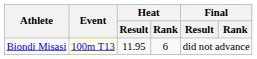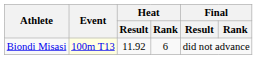(134, 46) 11.95 -> (134, 46) 11.92
